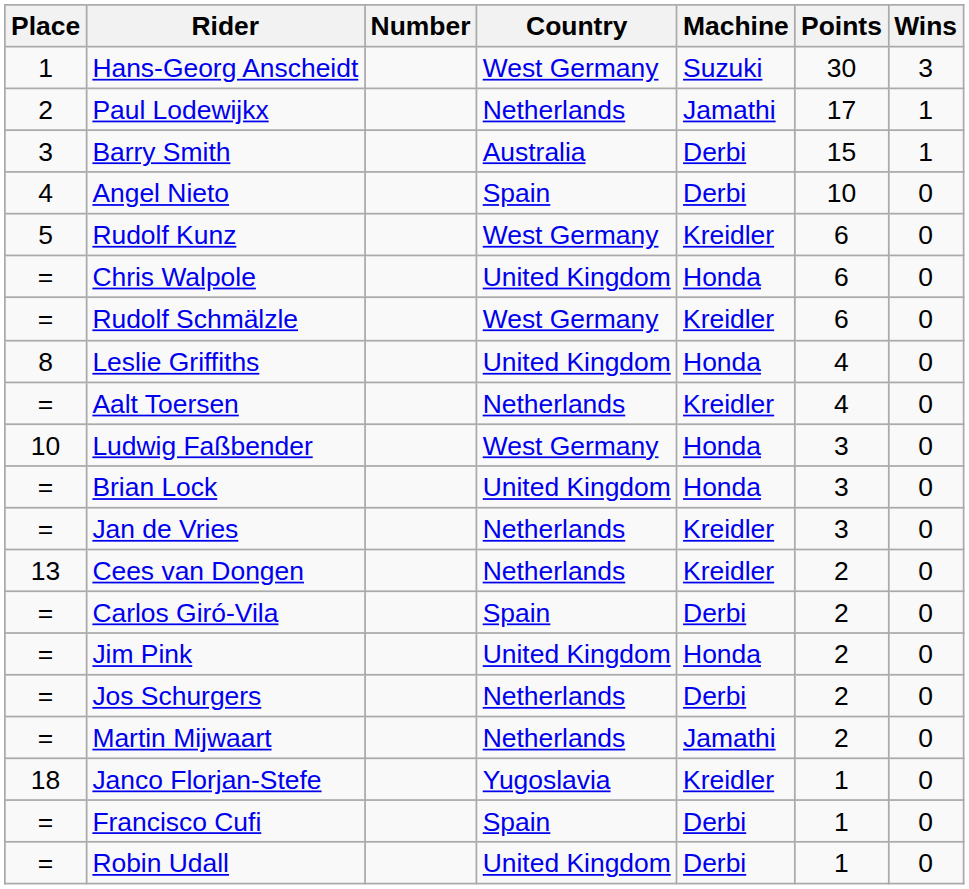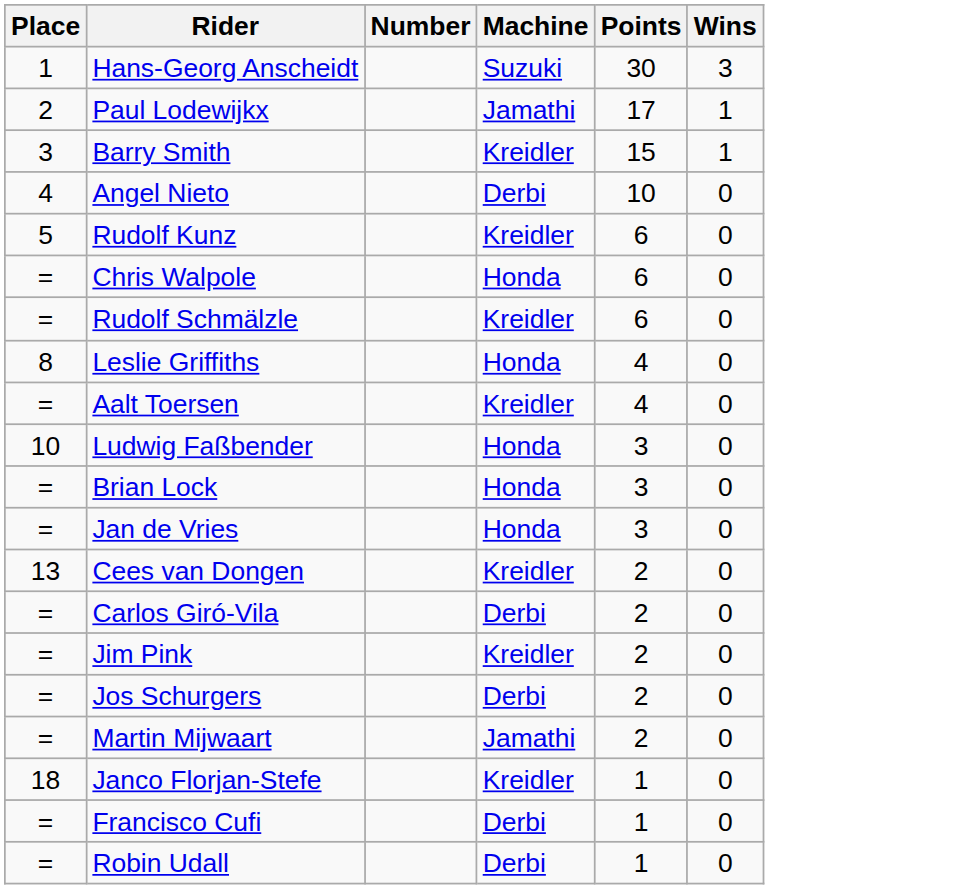- column: (577, 26)
(715, 152) Derbi -> (528, 152) Kreidler
(729, 528) Kreidler -> (522, 528) Honda
(722, 654) Honda -> (528, 654) Kreidler
